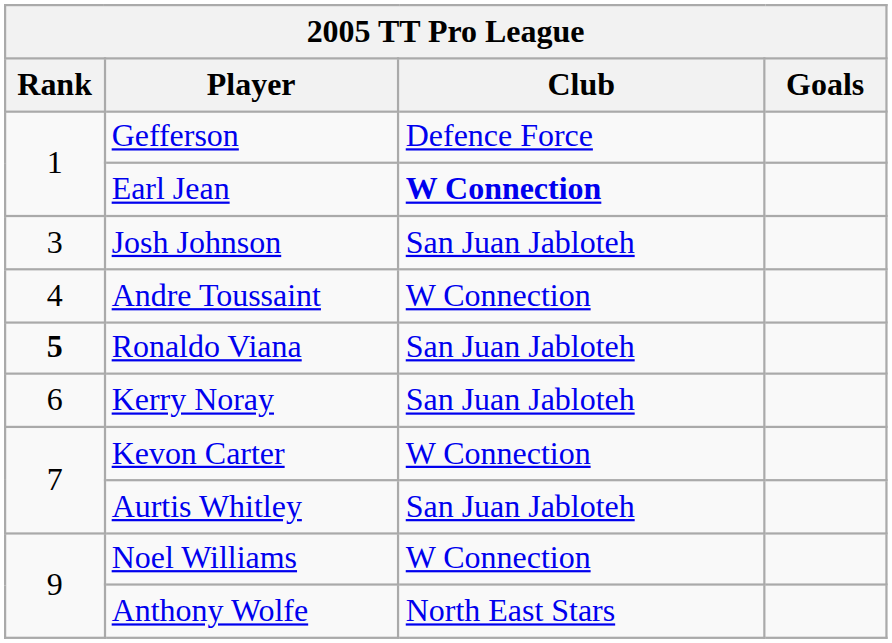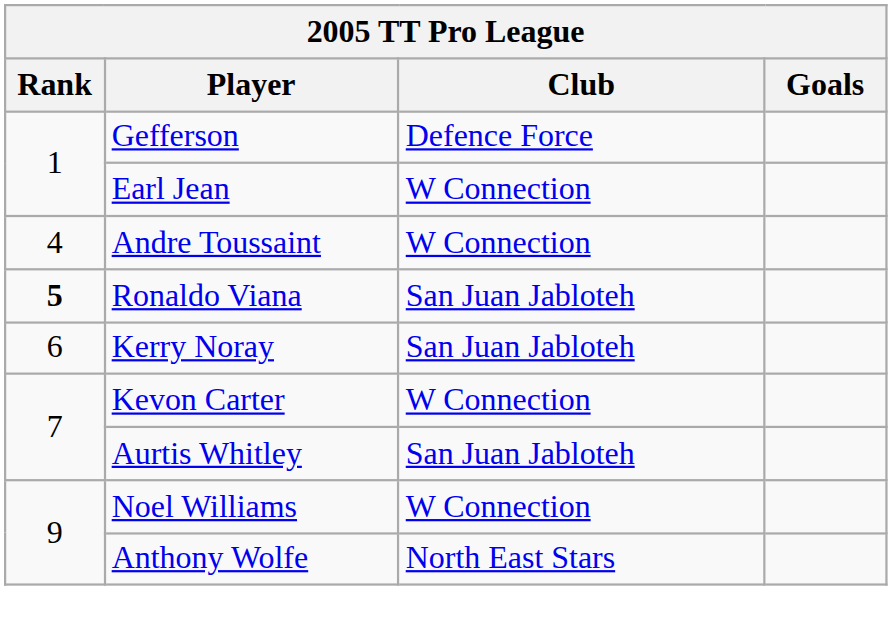(504, 189) bold -> (498, 189) normal
- row: (196, 242)
